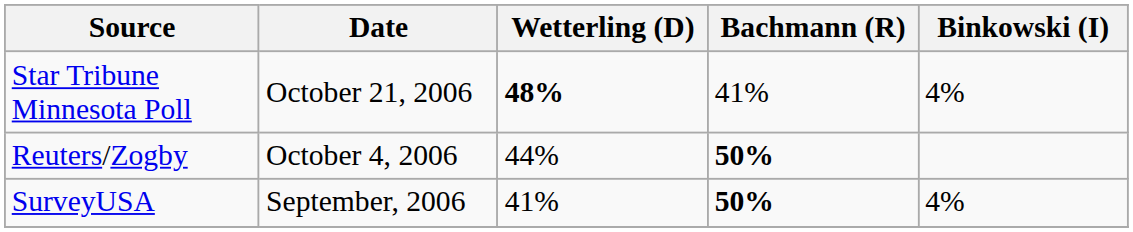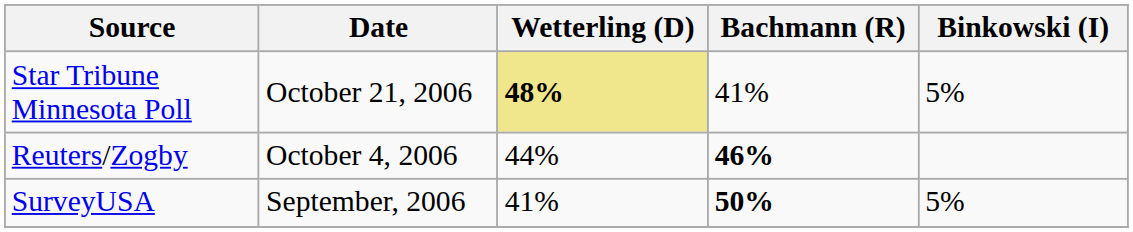(534, 91) no background -> (534, 91) khaki background
(945, 91) 4% -> (945, 91) 5%
(744, 155) 50% -> (744, 155) 46%
(945, 202) 4% -> (945, 202) 5%
